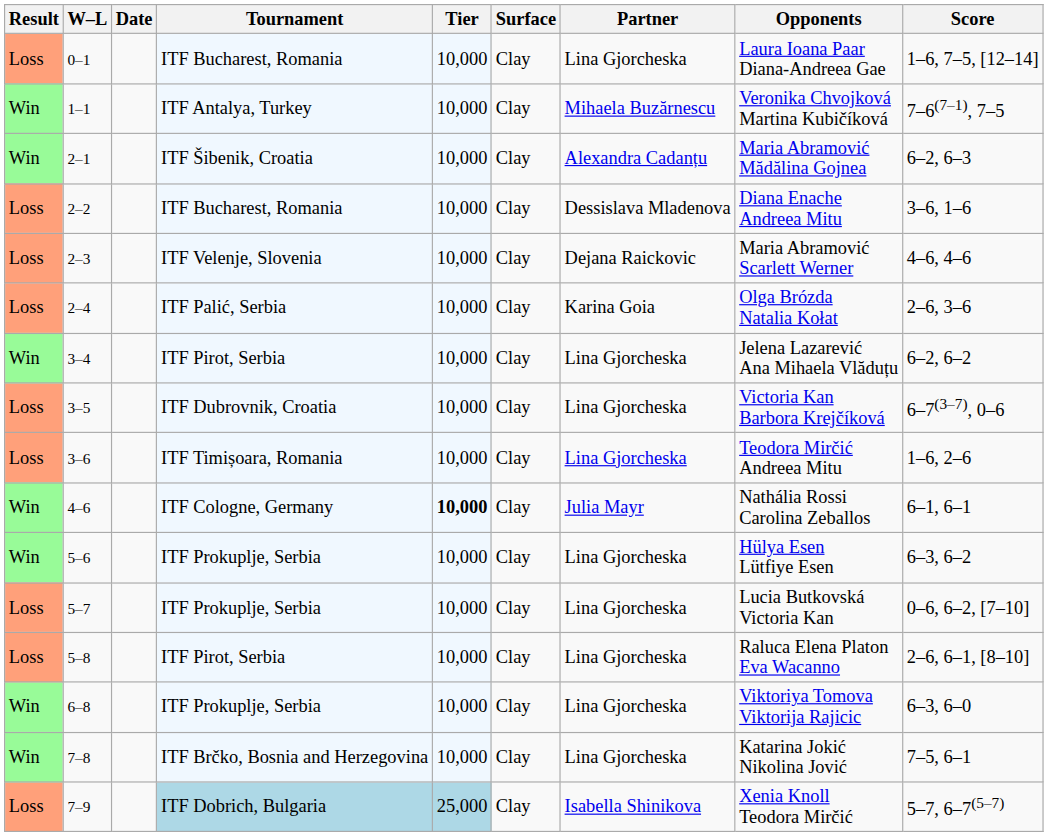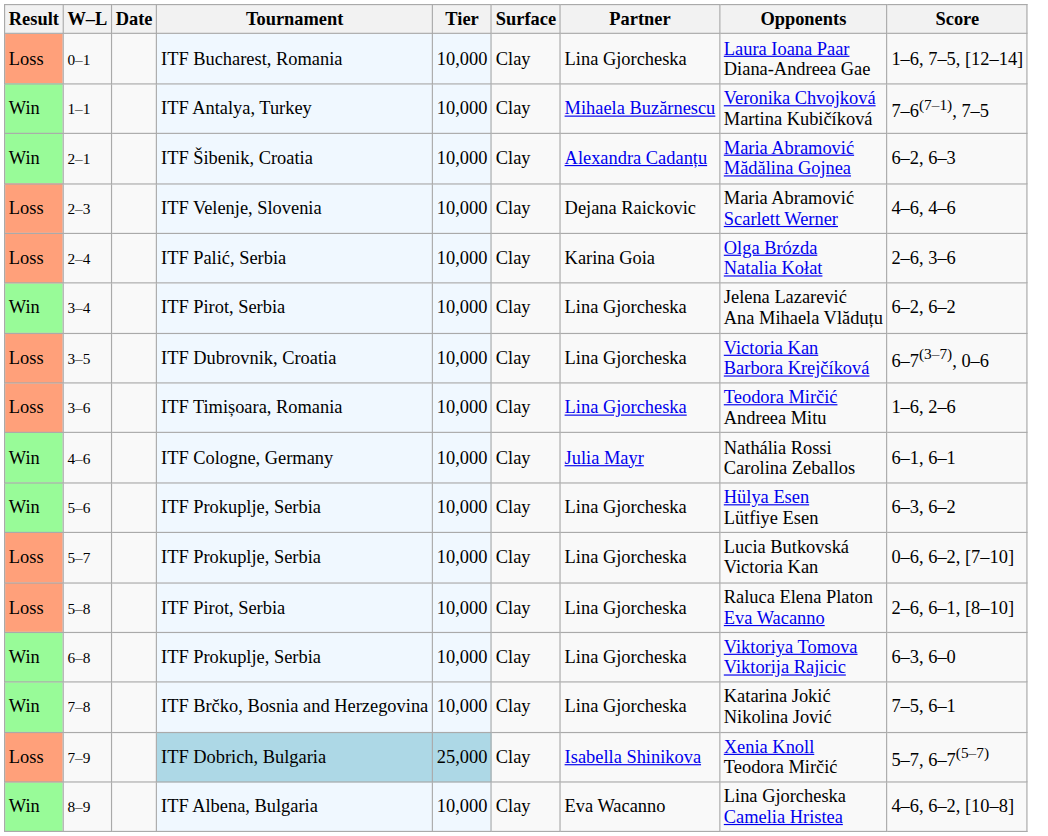- row: (79, 209)
(462, 507) bold -> (462, 457) normal
+ row: (79, 807)
